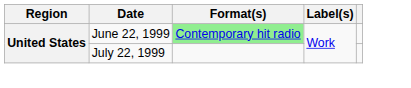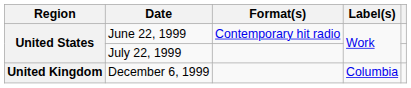(238, 33) lightgreen background -> (278, 33) no background
+ row: (159, 72)
